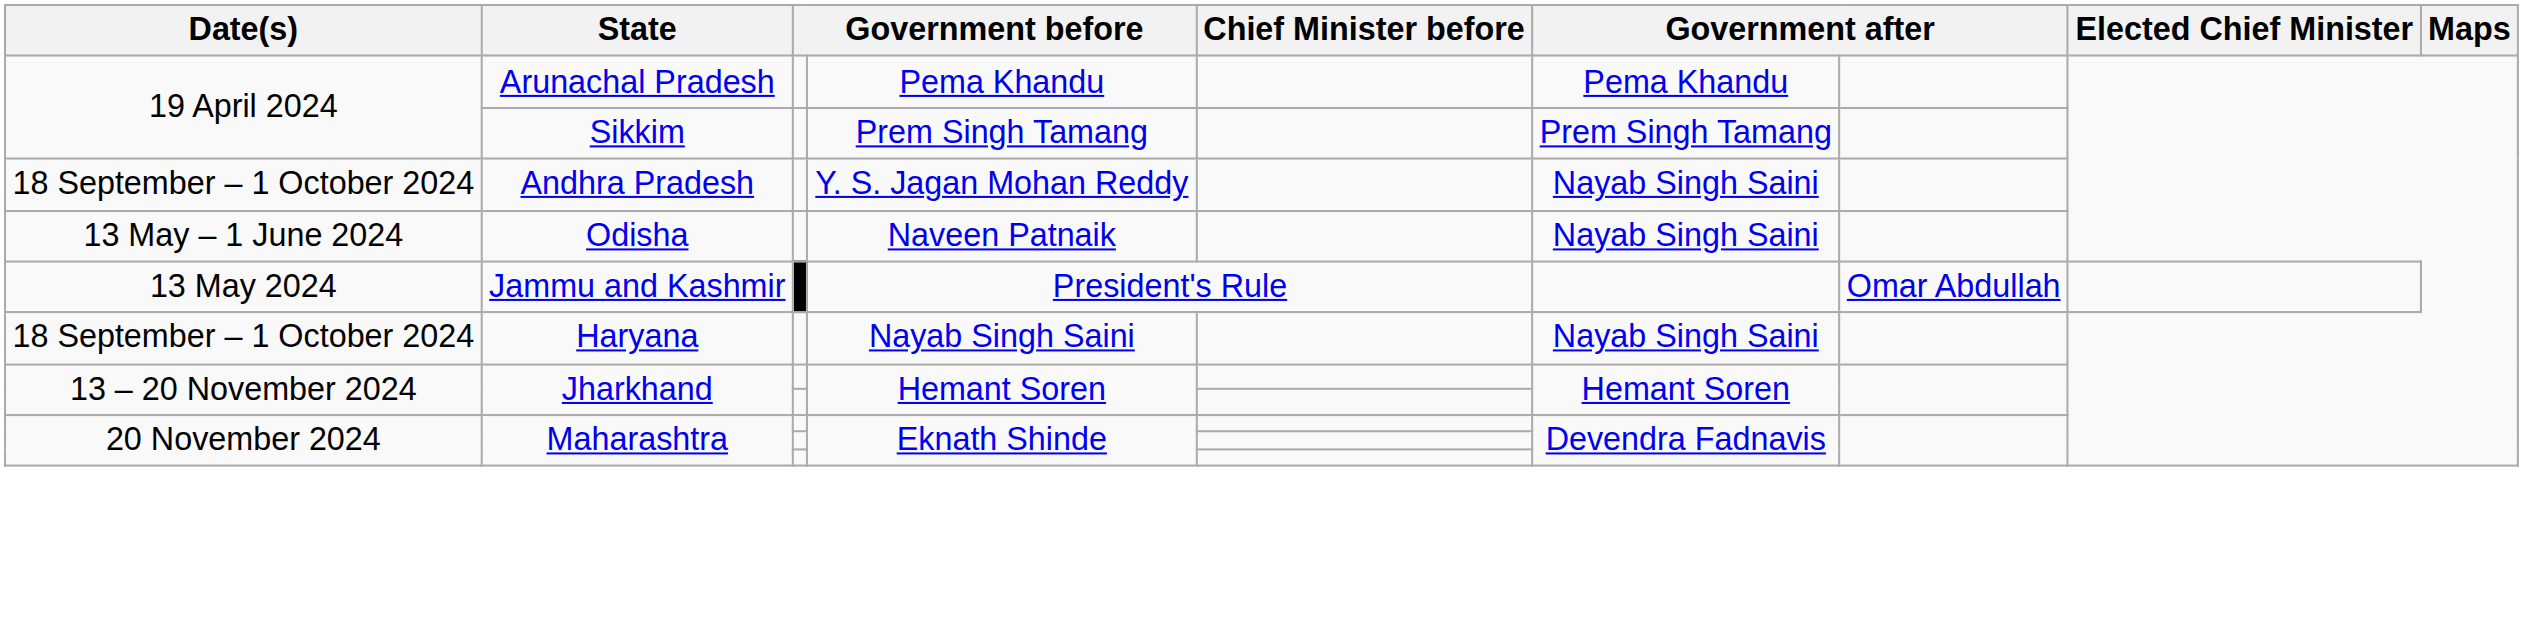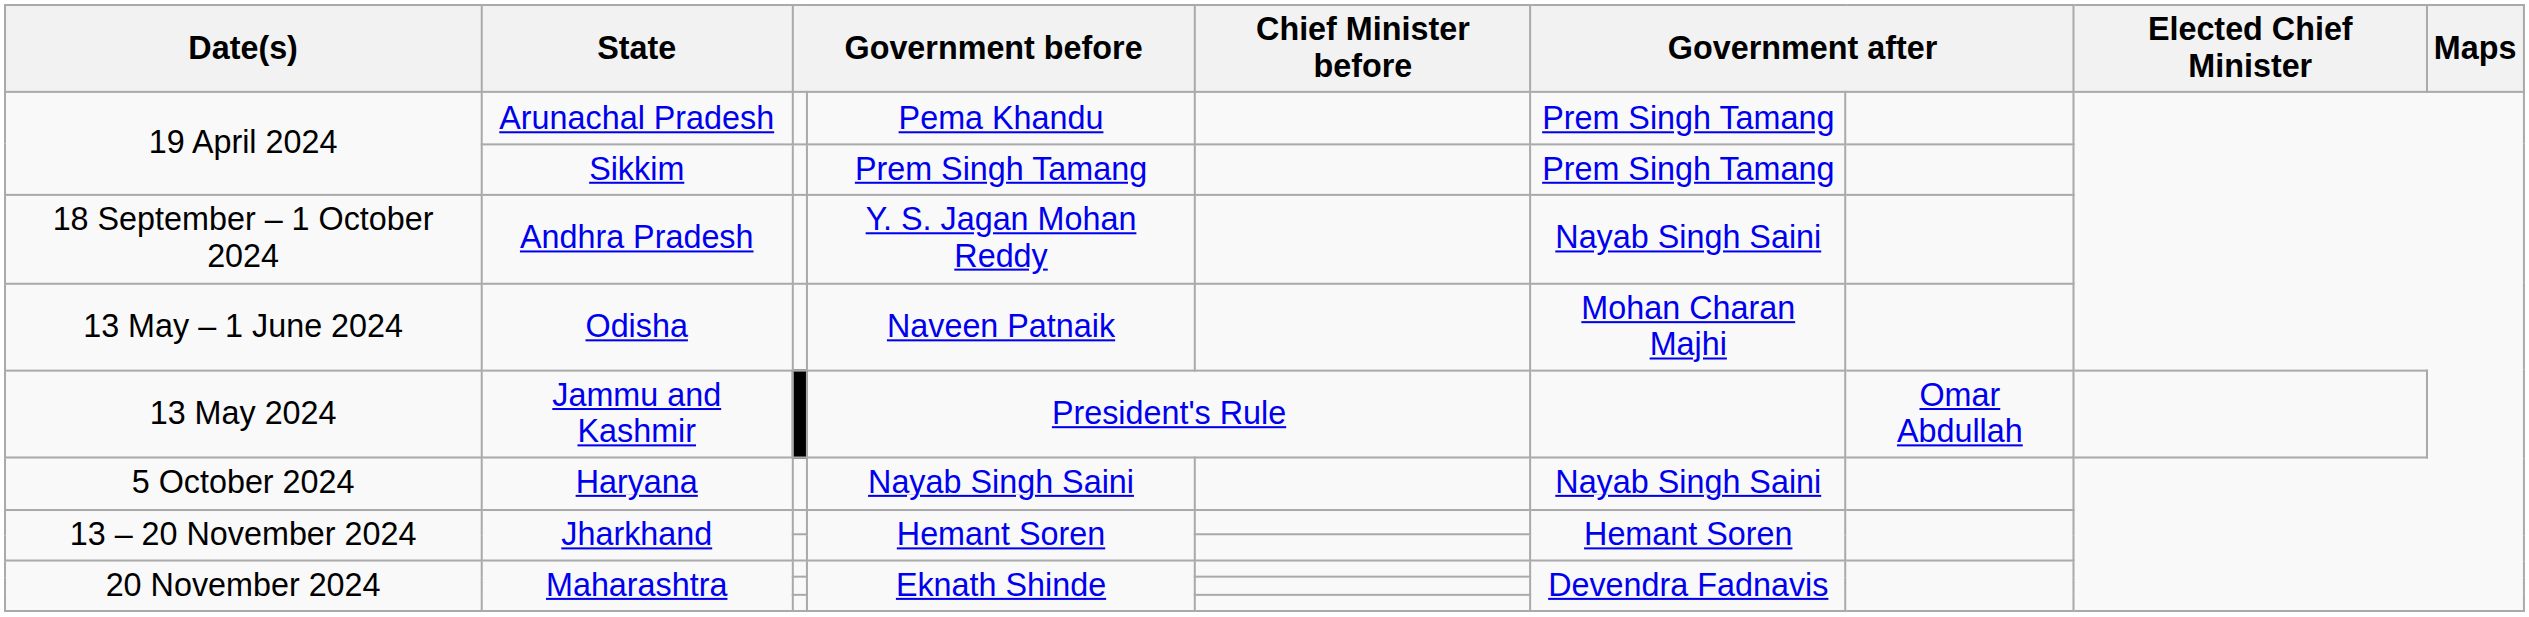(1686, 81) Pema Khandu -> (1688, 117) Prem Singh Tamang
(1686, 235) Nayab Singh Saini -> (1688, 326) Mohan Charan Majhi
(243, 337) 18 September – 1 October 2024 -> (243, 483) 5 October 2024
